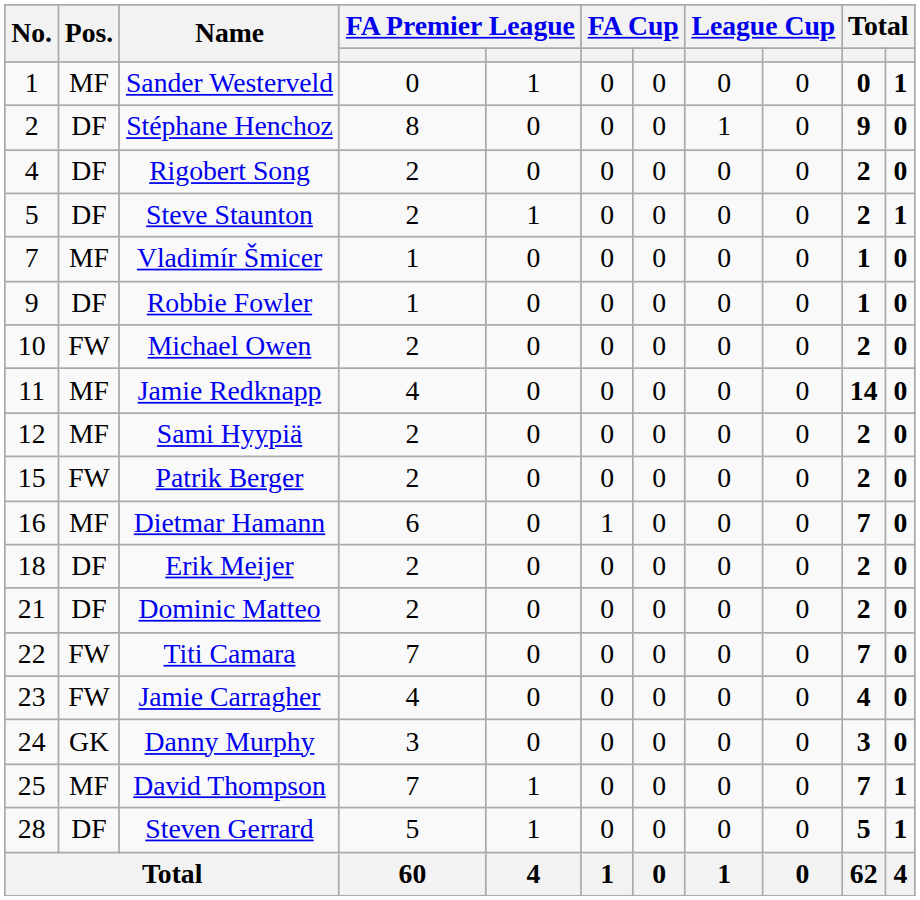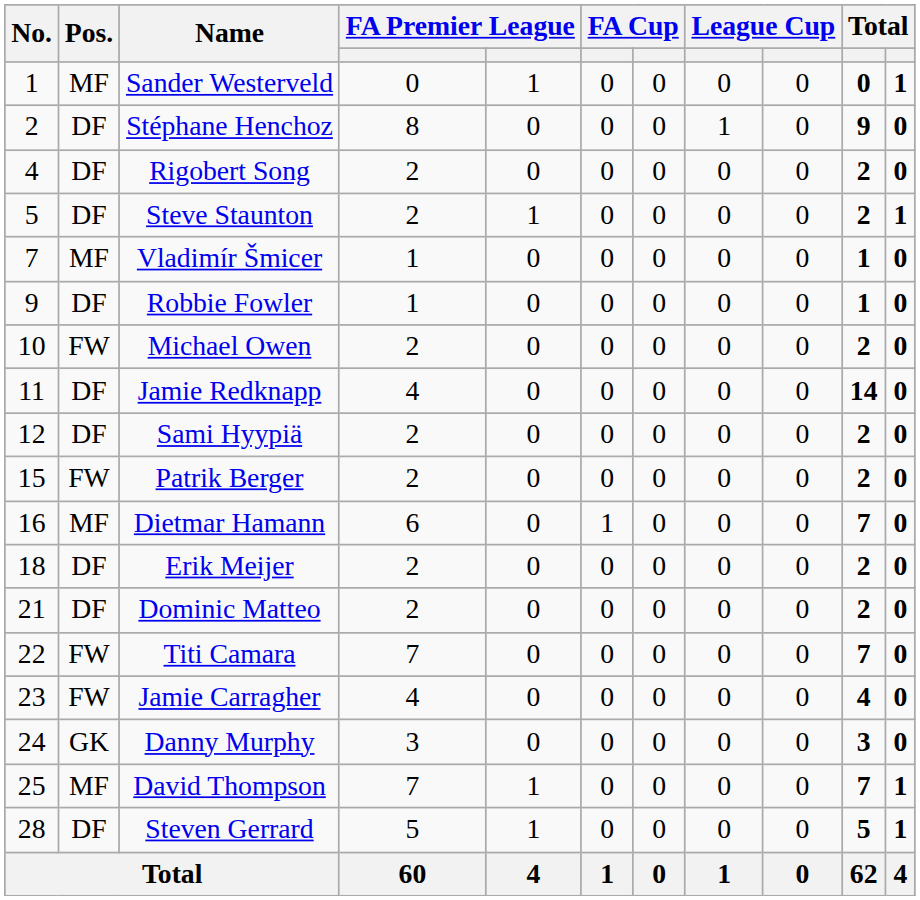(89, 390) MF -> (89, 390) DF
(89, 434) MF -> (89, 434) DF
